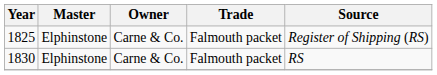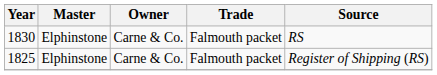rows swapped: (21, 37) <-> (21, 59)
